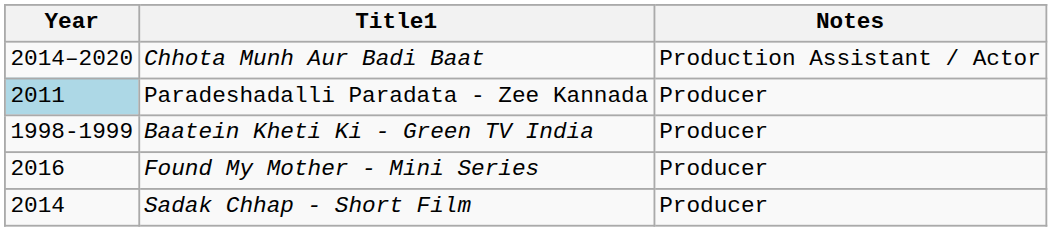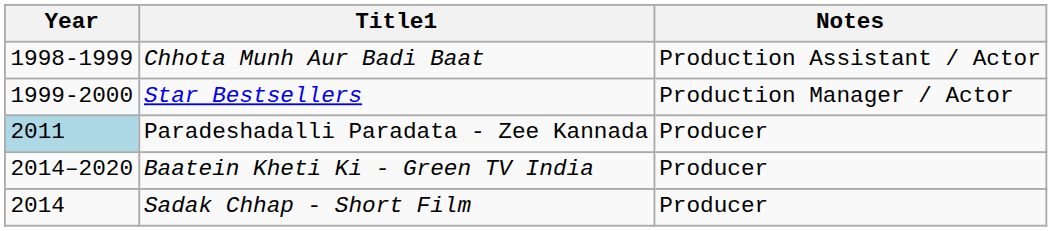(72, 60) 2014–2020 -> (72, 60) 1998-1999
+ row: (253, 97)
(72, 134) 1998-1999 -> (72, 170) 2014–2020
- row: (342, 170)
